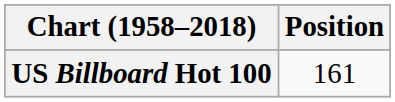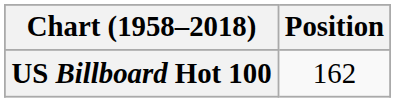(334, 73) 161 -> (334, 73) 162
